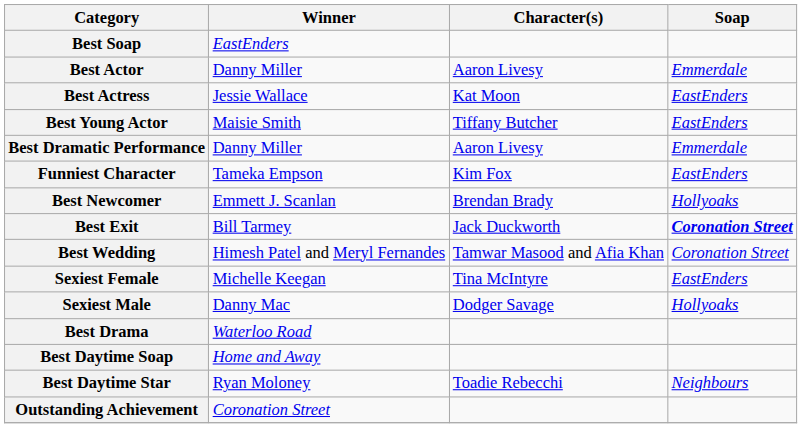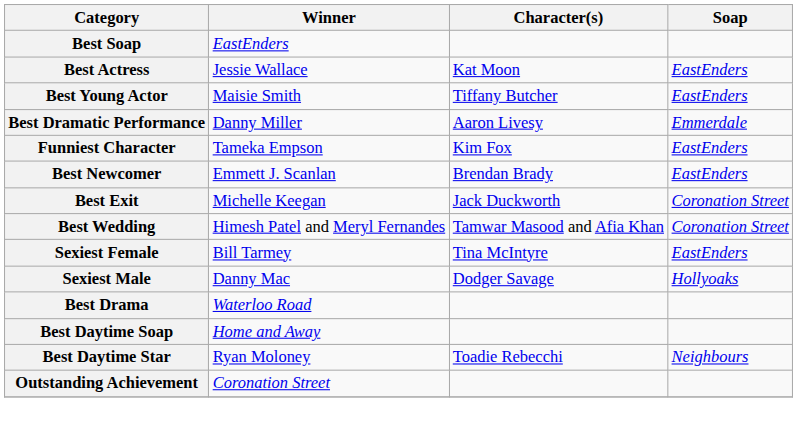- row: (107, 69)
(705, 200) Hollyoaks -> (710, 174) EastEnders
(252, 226) Bill Tarmey -> (269, 200) Michelle Keegan
(732, 226) bold -> (730, 200) normal
(269, 278) Michelle Keegan -> (252, 252) Bill Tarmey
